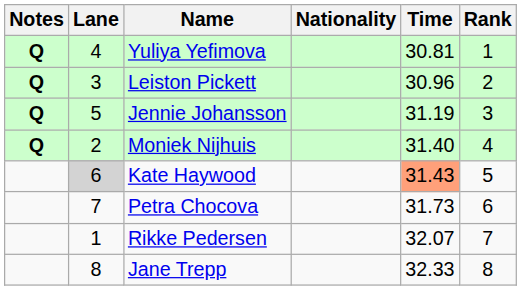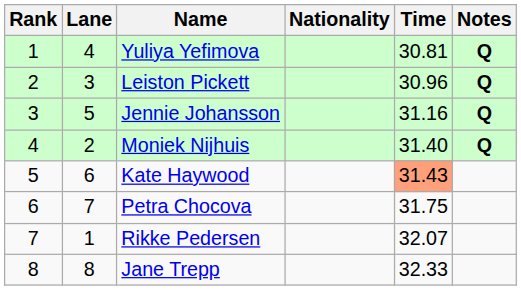columns swapped: (488, 20) <-> (36, 20)
(430, 113) 31.19 -> (423, 113) 31.16
(96, 176) lightgrey background -> (89, 176) no background
(430, 207) 31.73 -> (423, 207) 31.75
